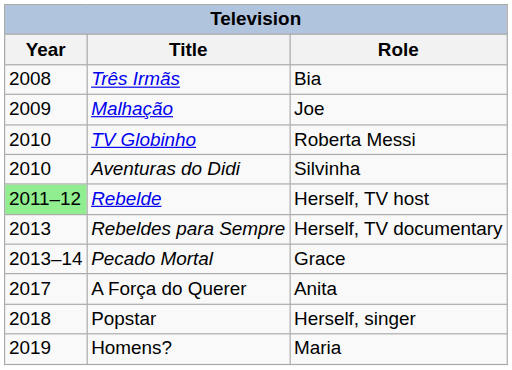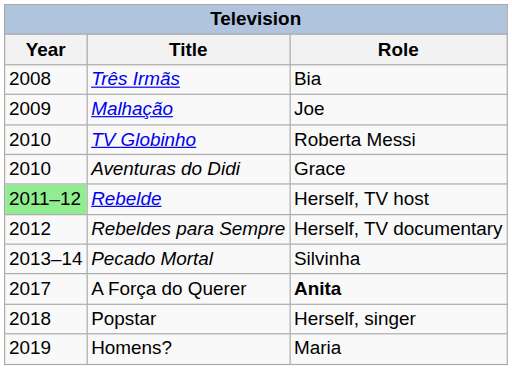(327, 169) Silvinha -> (320, 169) Grace
(30, 229) 2013 -> (30, 229) 2012
(320, 259) Grace -> (327, 259) Silvinha
(316, 288) normal -> (318, 288) bold
